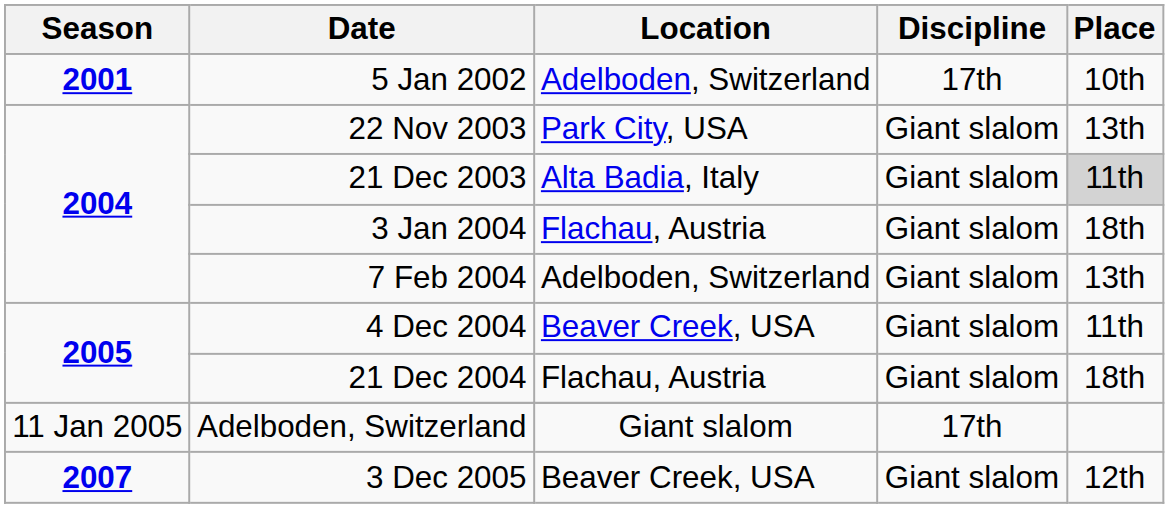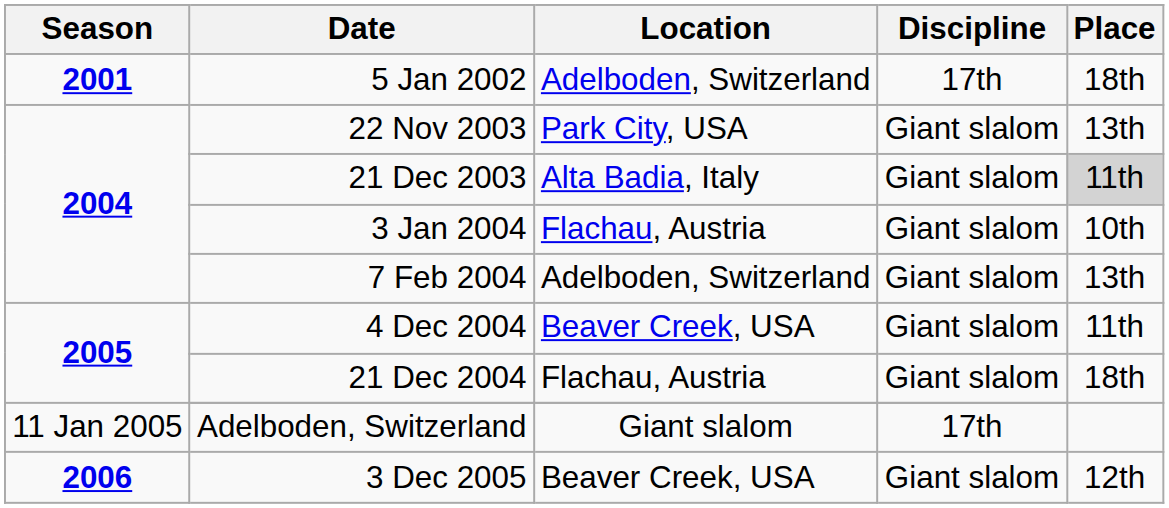(1115, 79) 10th -> (1115, 79) 18th
(1115, 228) 18th -> (1115, 228) 10th
(97, 476) 2007 -> (97, 476) 2006
